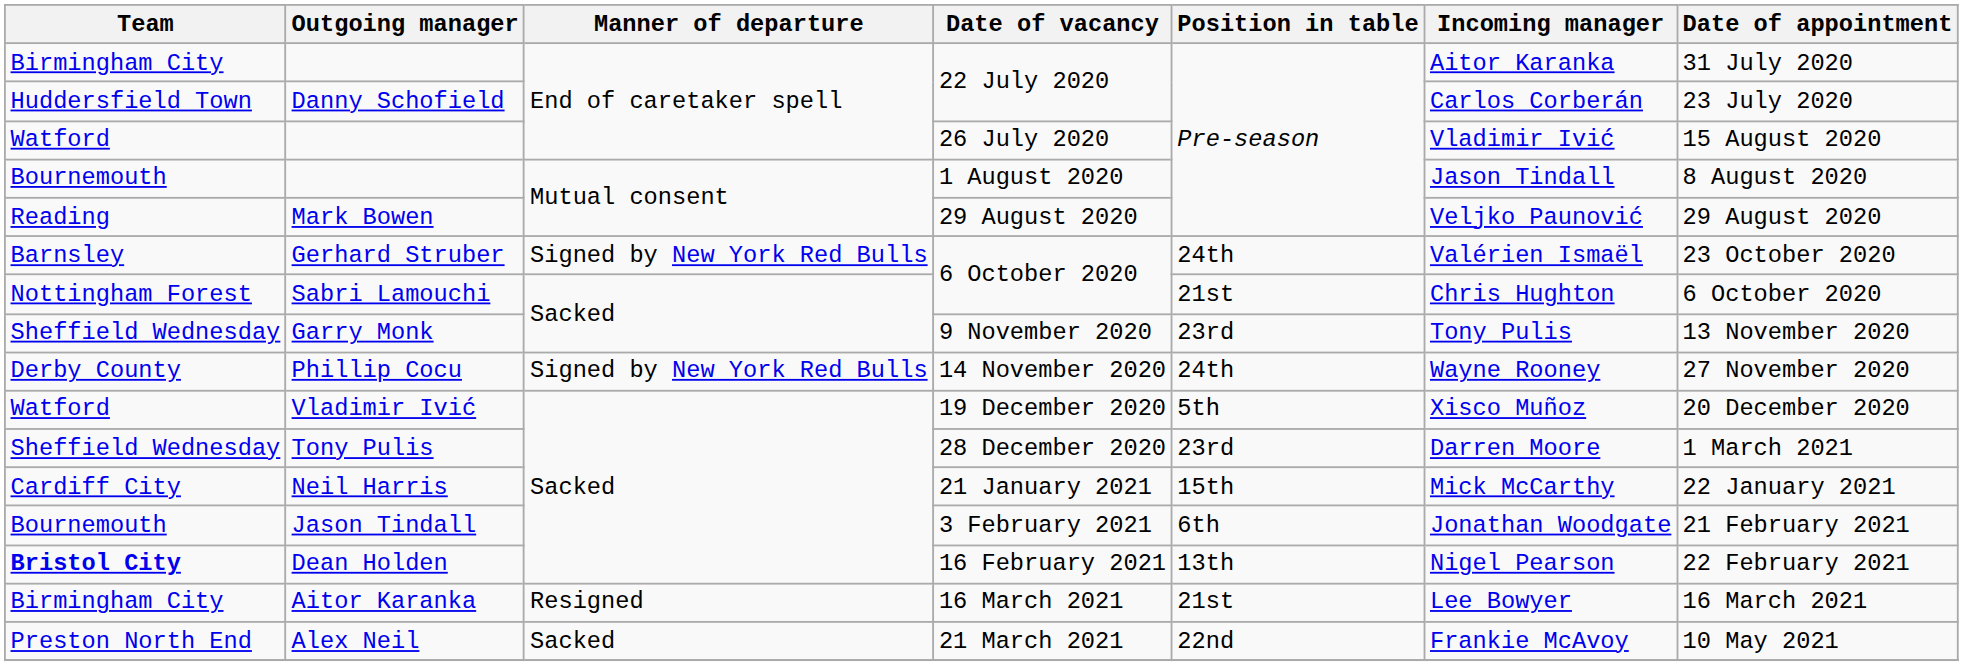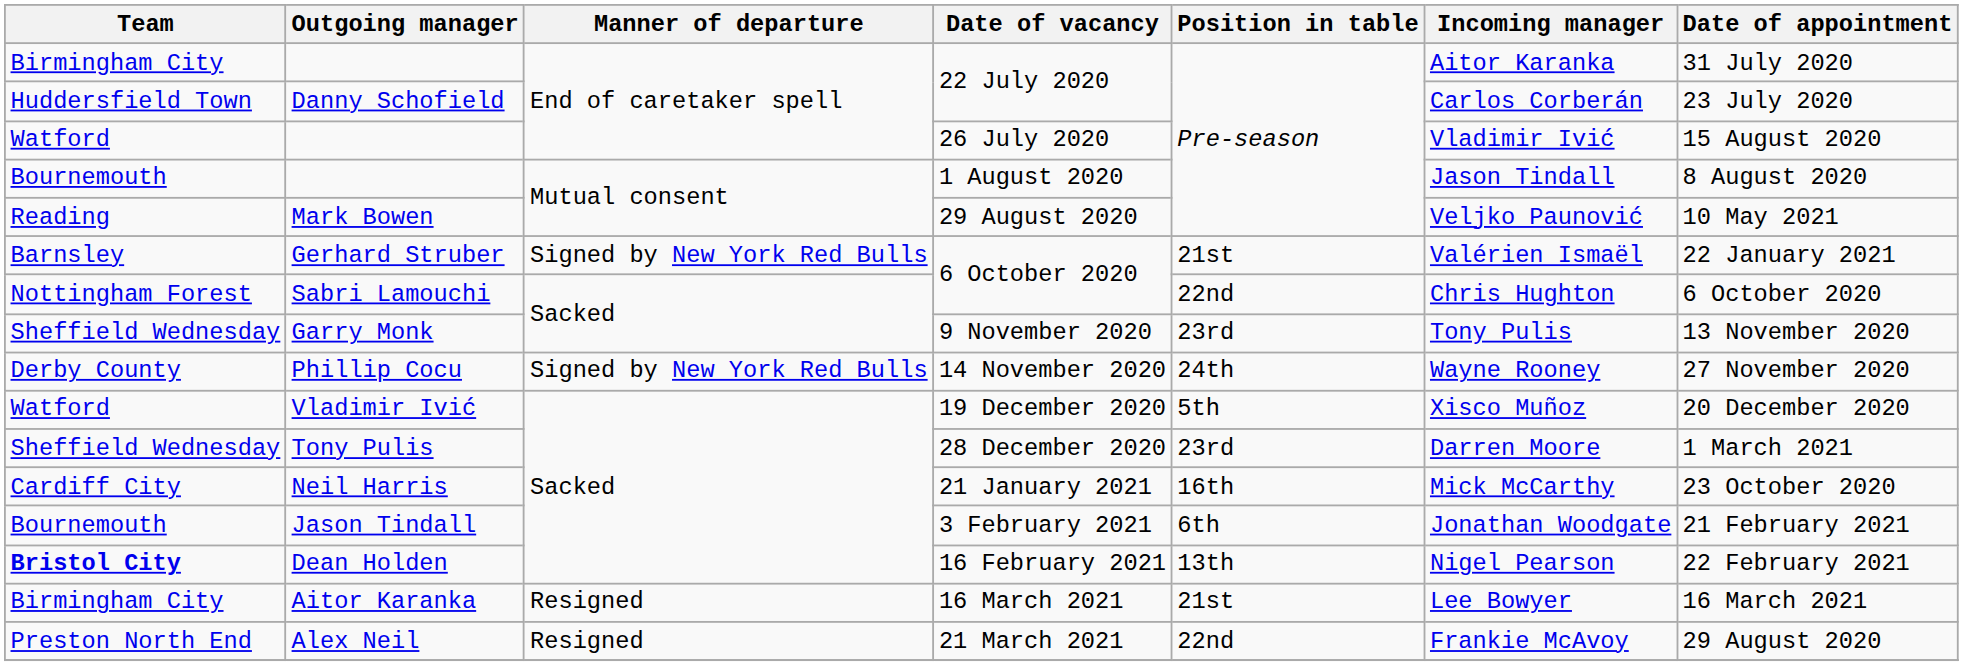(1782, 217) 29 August 2020 -> (1761, 217) 10 May 2021
(1206, 256) 24th -> (1206, 256) 21st
(1789, 256) 23 October 2020 -> (1789, 256) 22 January 2021
(1206, 294) 21st -> (1206, 294) 22nd
(1206, 487) 15th -> (1206, 487) 16th
(1789, 487) 22 January 2021 -> (1789, 487) 23 October 2020
(573, 641) Sacked -> (587, 641) Resigned
(1761, 641) 10 May 2021 -> (1782, 641) 29 August 2020
